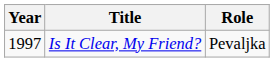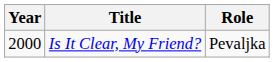(25, 43) 1997 -> (25, 43) 2000
